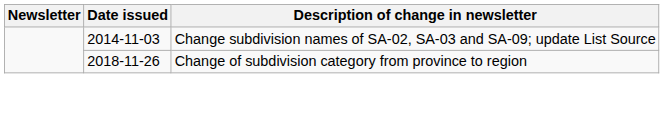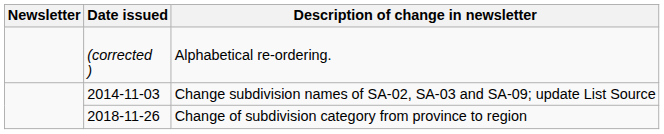+ row: (253, 54)
